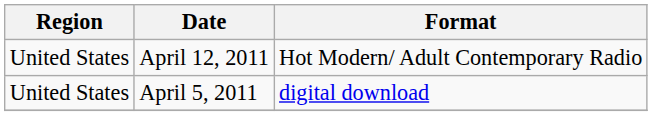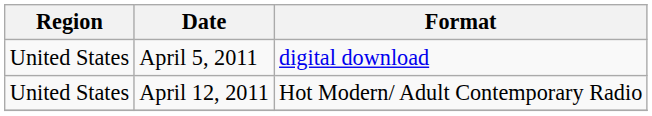rows swapped: (198, 92) <-> (204, 57)
